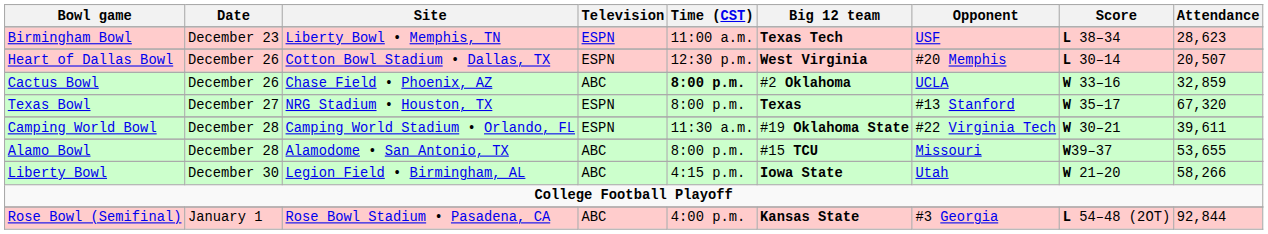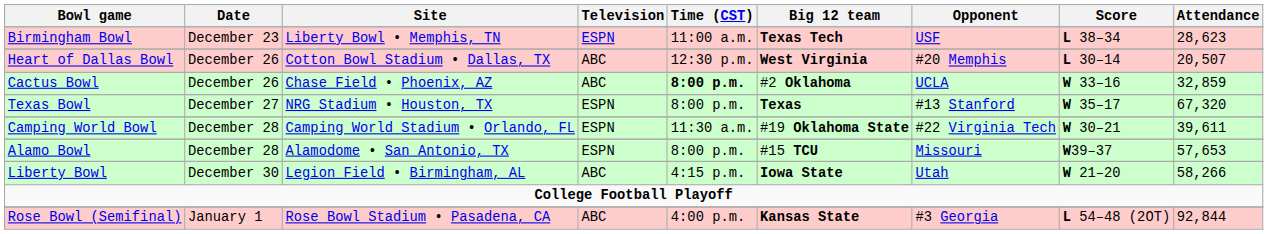(598, 61) ESPN -> (594, 61) ABC
(594, 151) ABC -> (598, 151) ESPN
(1202, 151) 53,655 -> (1202, 151) 57,653
